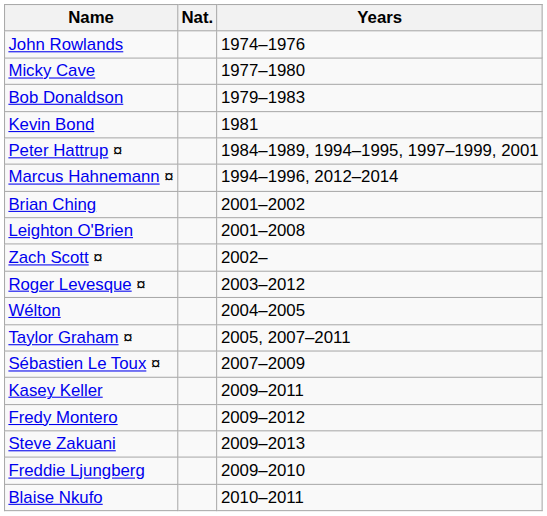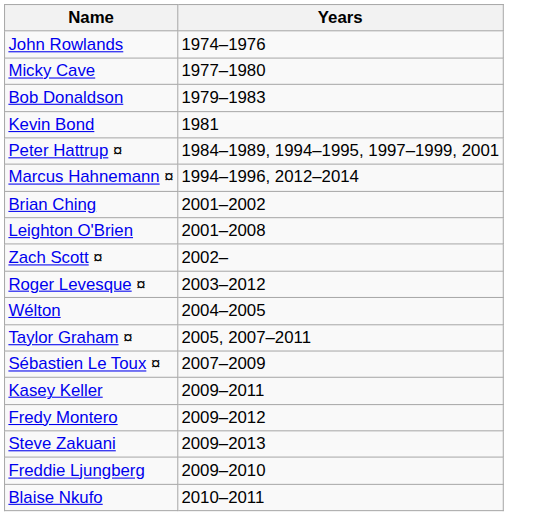- column: (197, 17)
